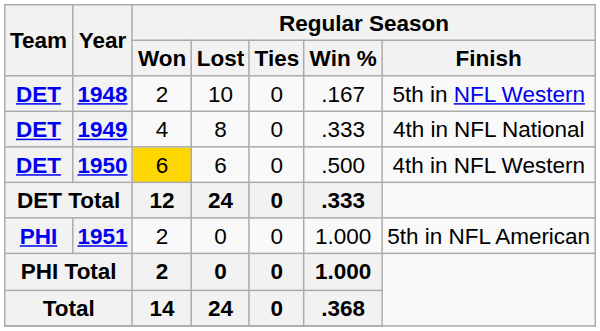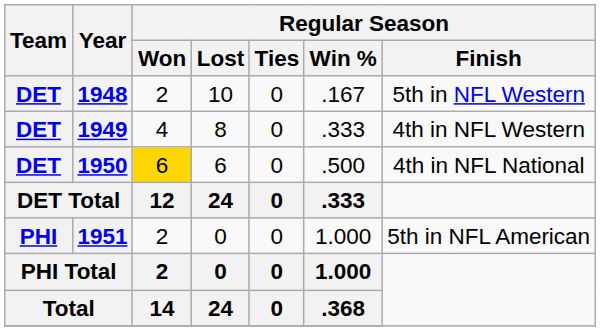(489, 130) 4th in NFL National -> (489, 130) 4th in NFL Western
(489, 165) 4th in NFL Western -> (489, 165) 4th in NFL National
